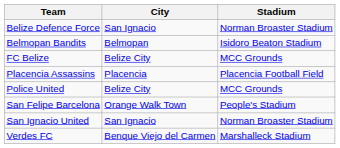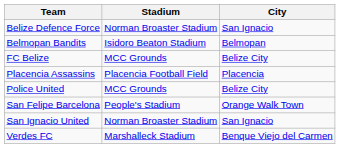columns swapped: (160, 12) <-> (276, 12)
